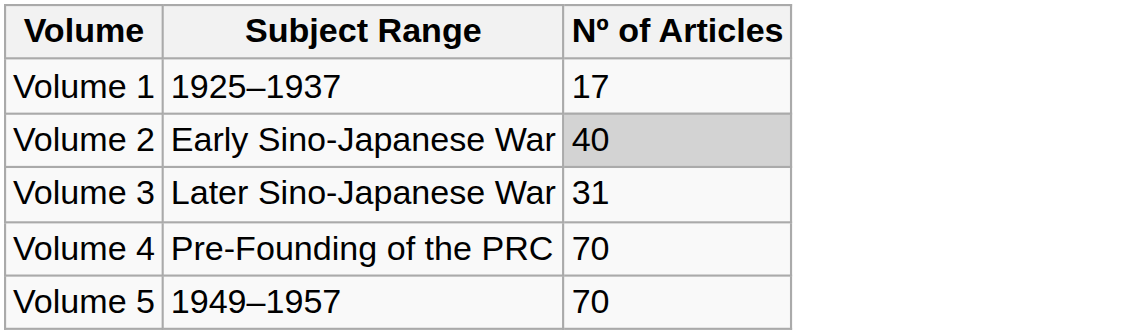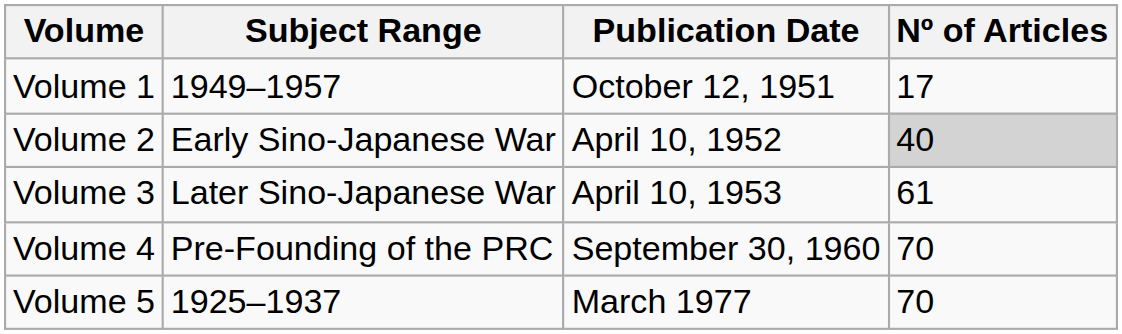+ column: (726, 31)
(256, 85) 1925–1937 -> (256, 85) 1949–1957
(591, 193) 31 -> (915, 193) 61
(256, 301) 1949–1957 -> (256, 301) 1925–1937
